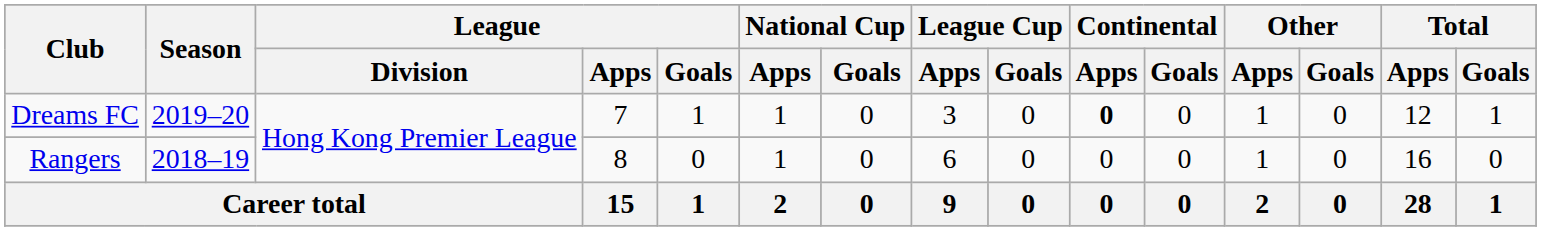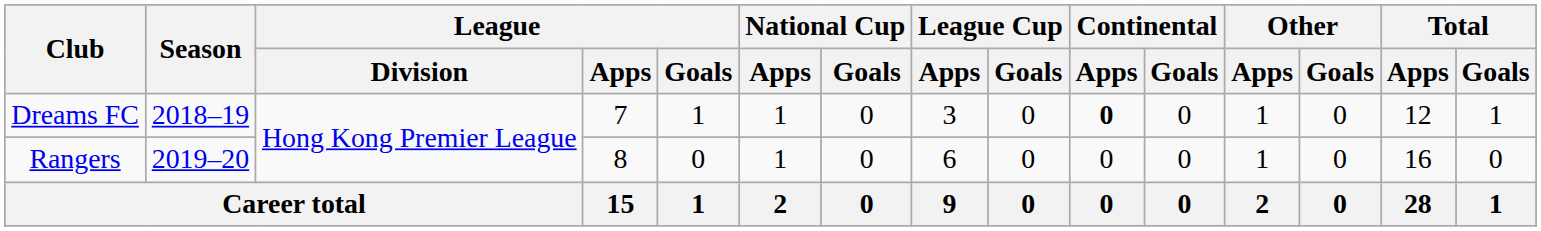(200, 114) 2019–20 -> (200, 114) 2018–19
(200, 159) 2018–19 -> (200, 159) 2019–20
